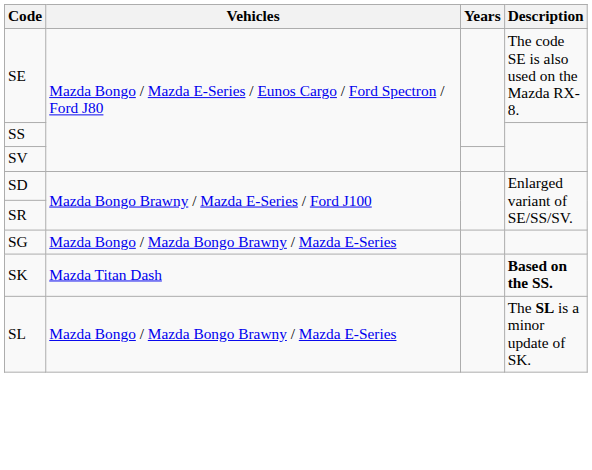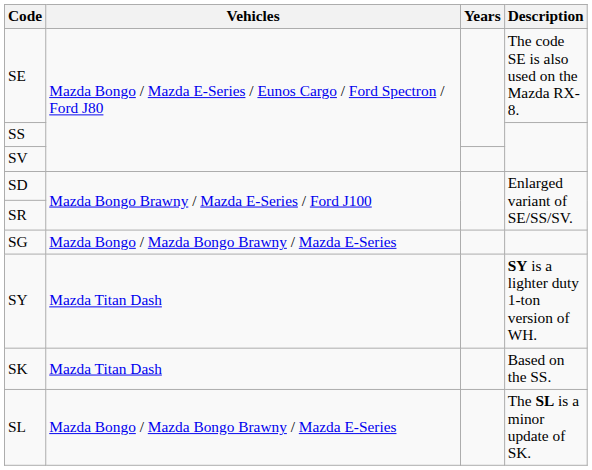+ row: (18, 301)
(537, 275) bold -> (536, 368) normal
